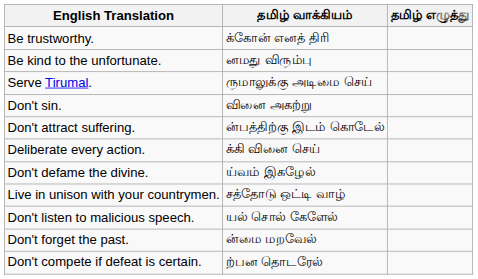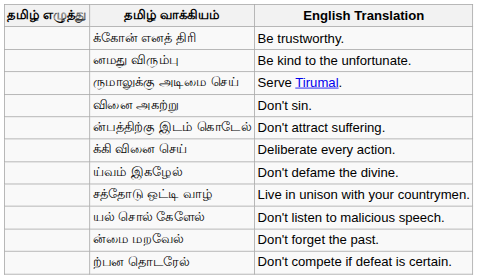columns swapped: (430, 14) <-> (114, 15)
